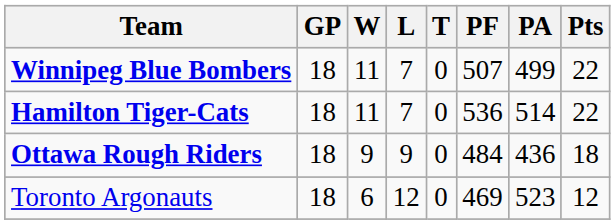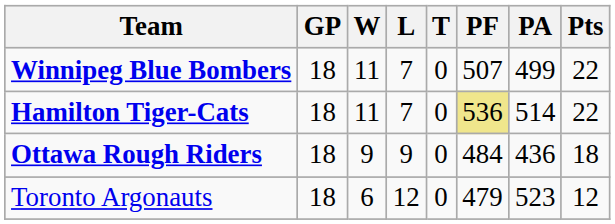(482, 111) no background -> (482, 111) khaki background
(482, 197) 469 -> (482, 197) 479
